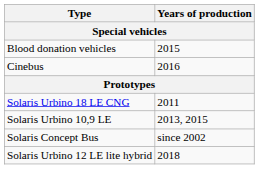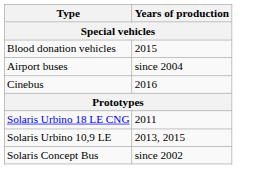+ row: (37, 66)
- row: (80, 155)
